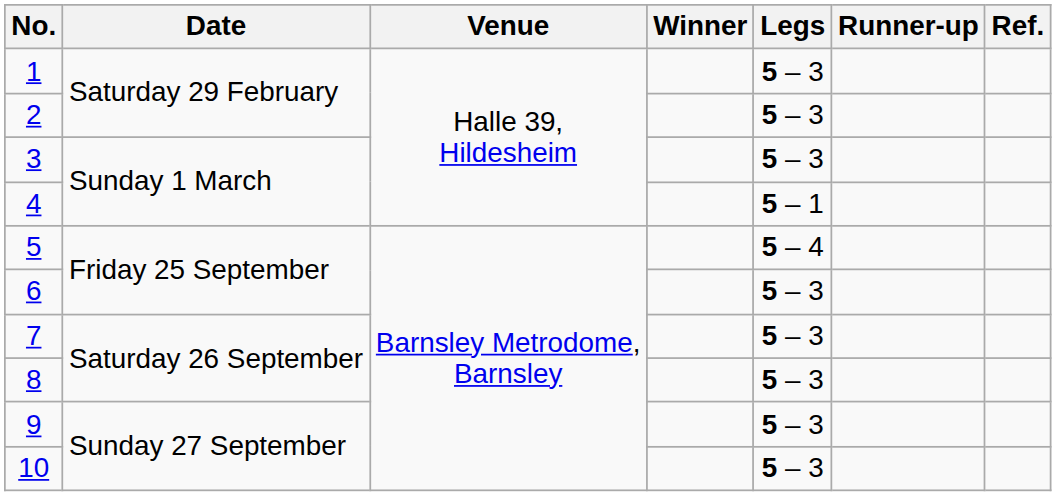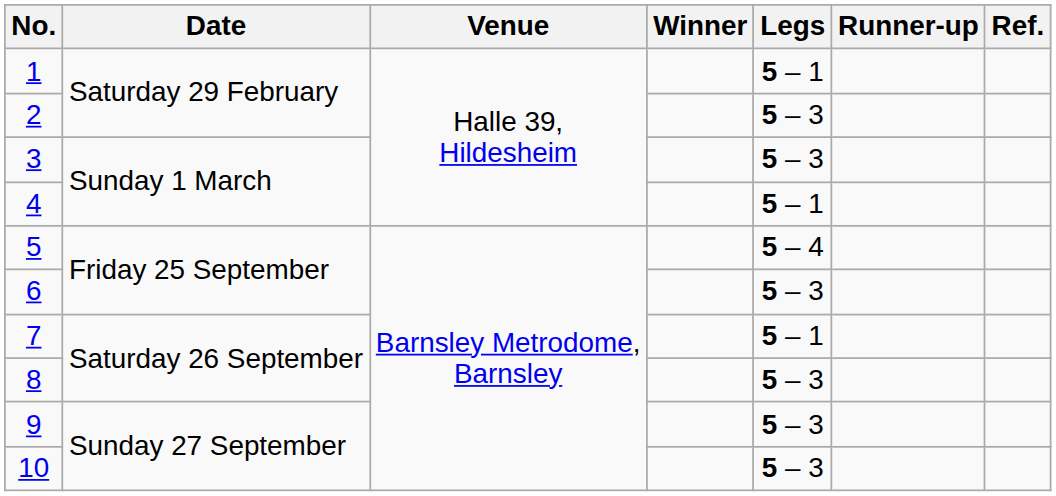(793, 70) 5 – 3 -> (793, 70) 5 – 1
(793, 335) 5 – 3 -> (793, 335) 5 – 1
